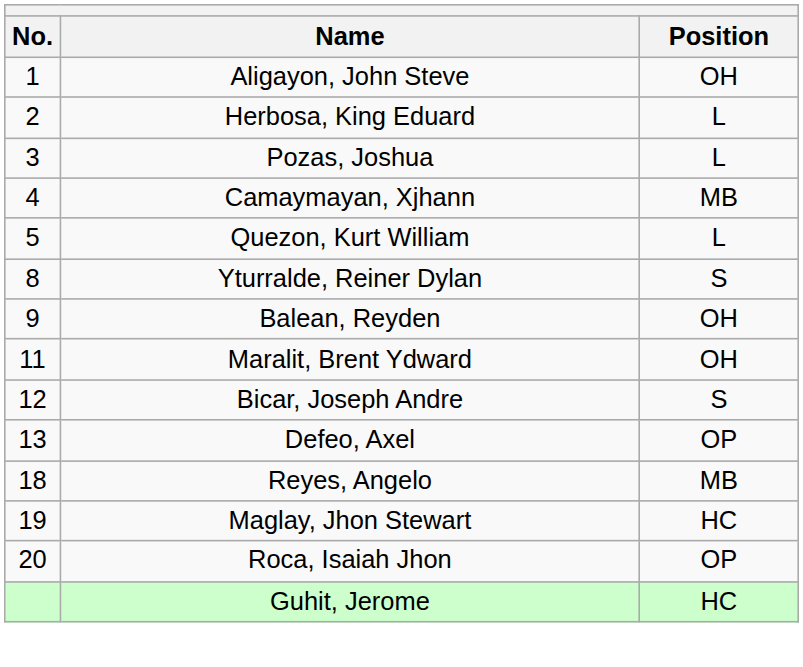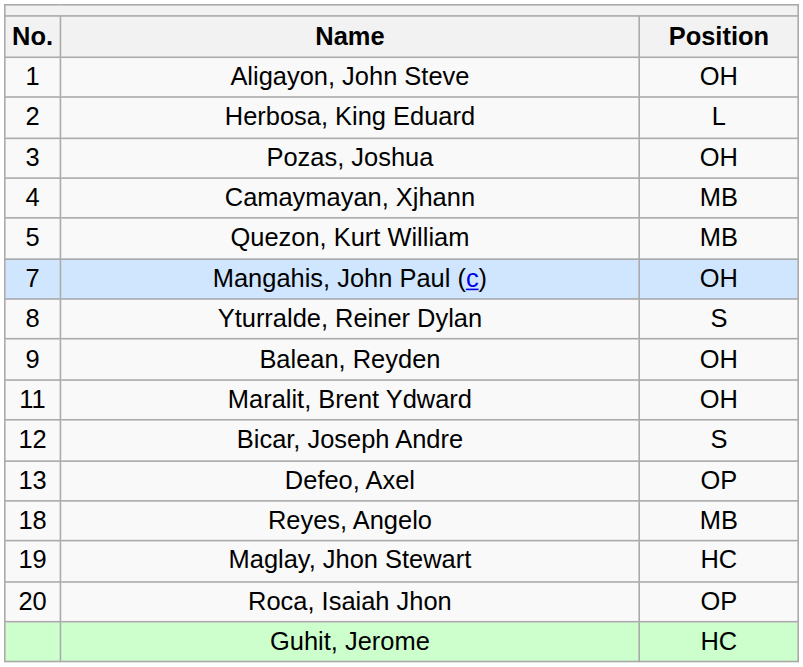(719, 157) L -> (719, 157) OH
(719, 238) L -> (719, 238) MB
+ row: (350, 278)
